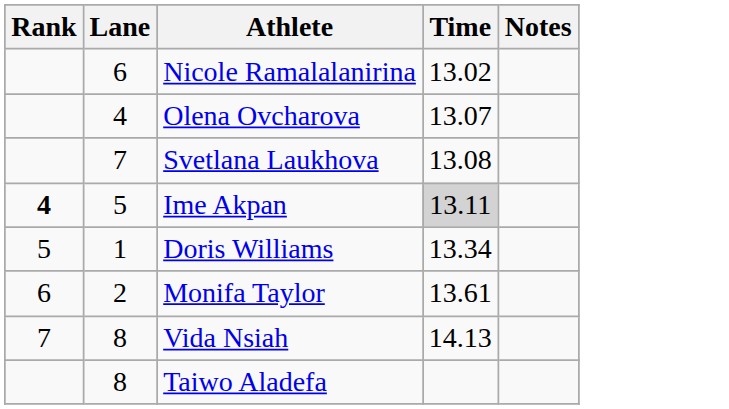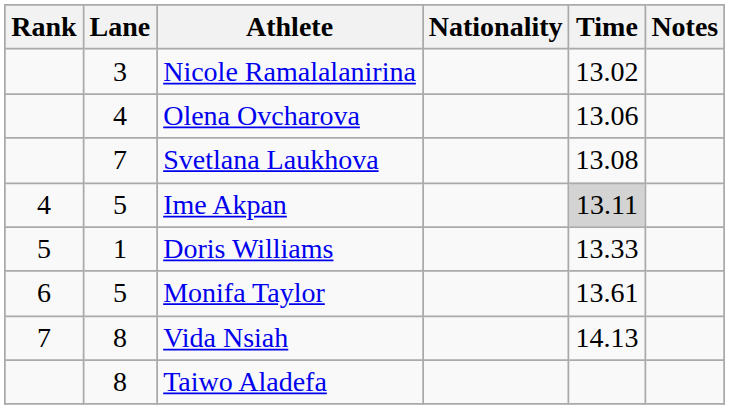+ column: (496, 26)
(120, 71) 6 -> (120, 71) 3
(460, 115) 13.07 -> (607, 115) 13.06
(44, 204) bold -> (44, 204) normal
(460, 248) 13.34 -> (607, 248) 13.33
(120, 293) 2 -> (120, 293) 5
